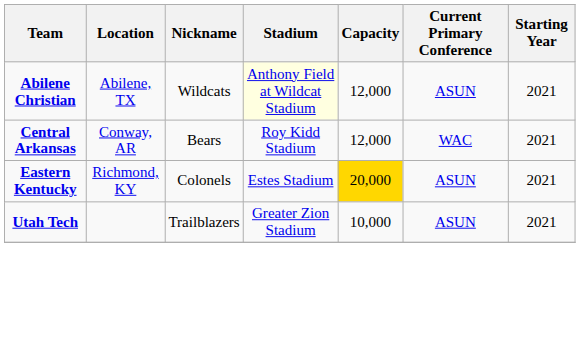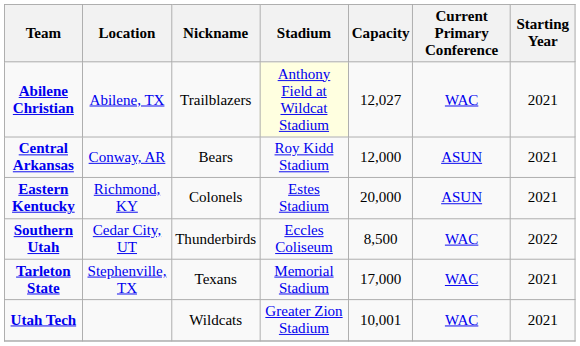(204, 91) Wildcats -> (216, 99) Trailblazers
(370, 91) 12,000 -> (381, 99) 12,027
(455, 91) ASUN -> (462, 99) WAC
(455, 140) WAC -> (462, 157) ASUN
(370, 181) gold background -> (381, 197) no background
+ row: (43, 238)
+ row: (43, 279)
(204, 221) Trailblazers -> (216, 320) Wildcats
(370, 221) 10,000 -> (381, 320) 10,001
(455, 221) ASUN -> (462, 320) WAC
